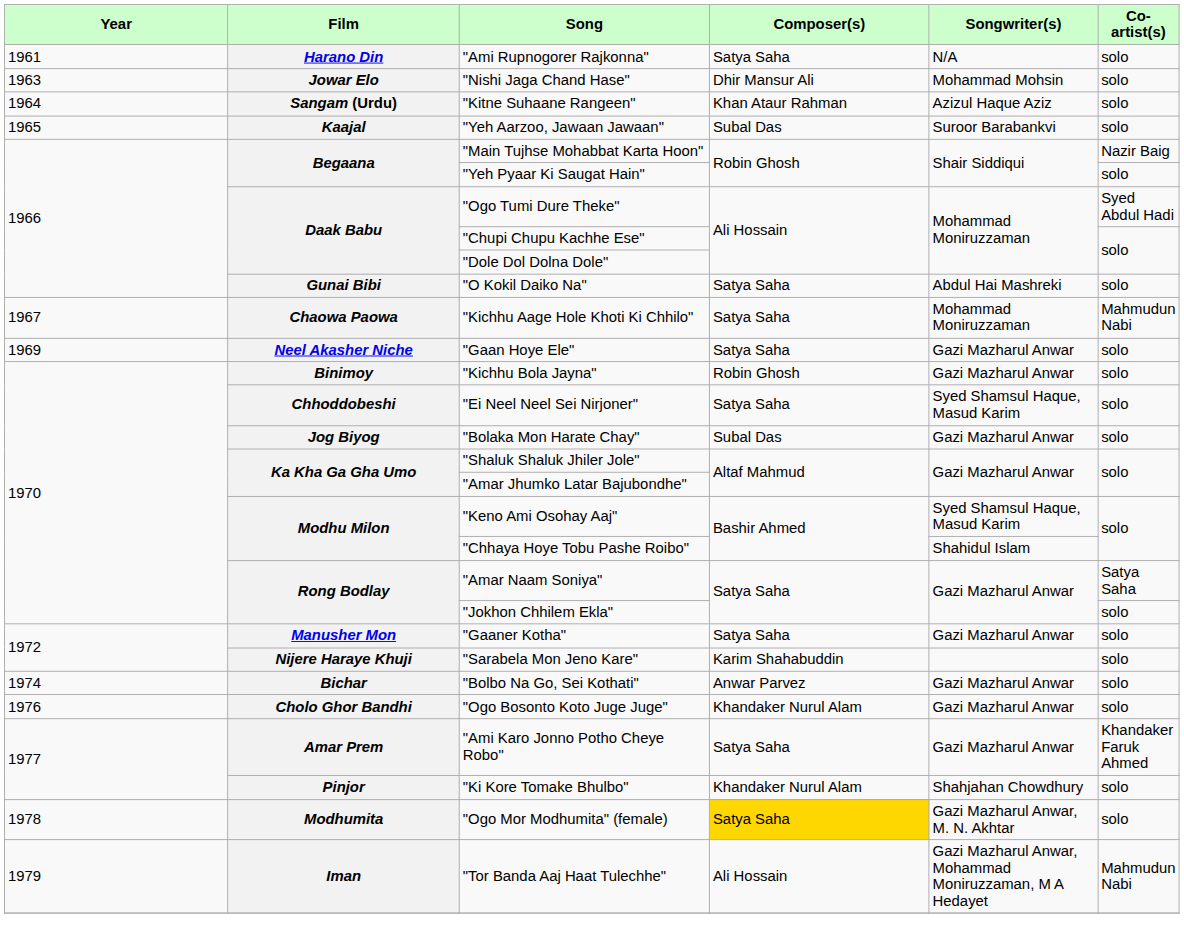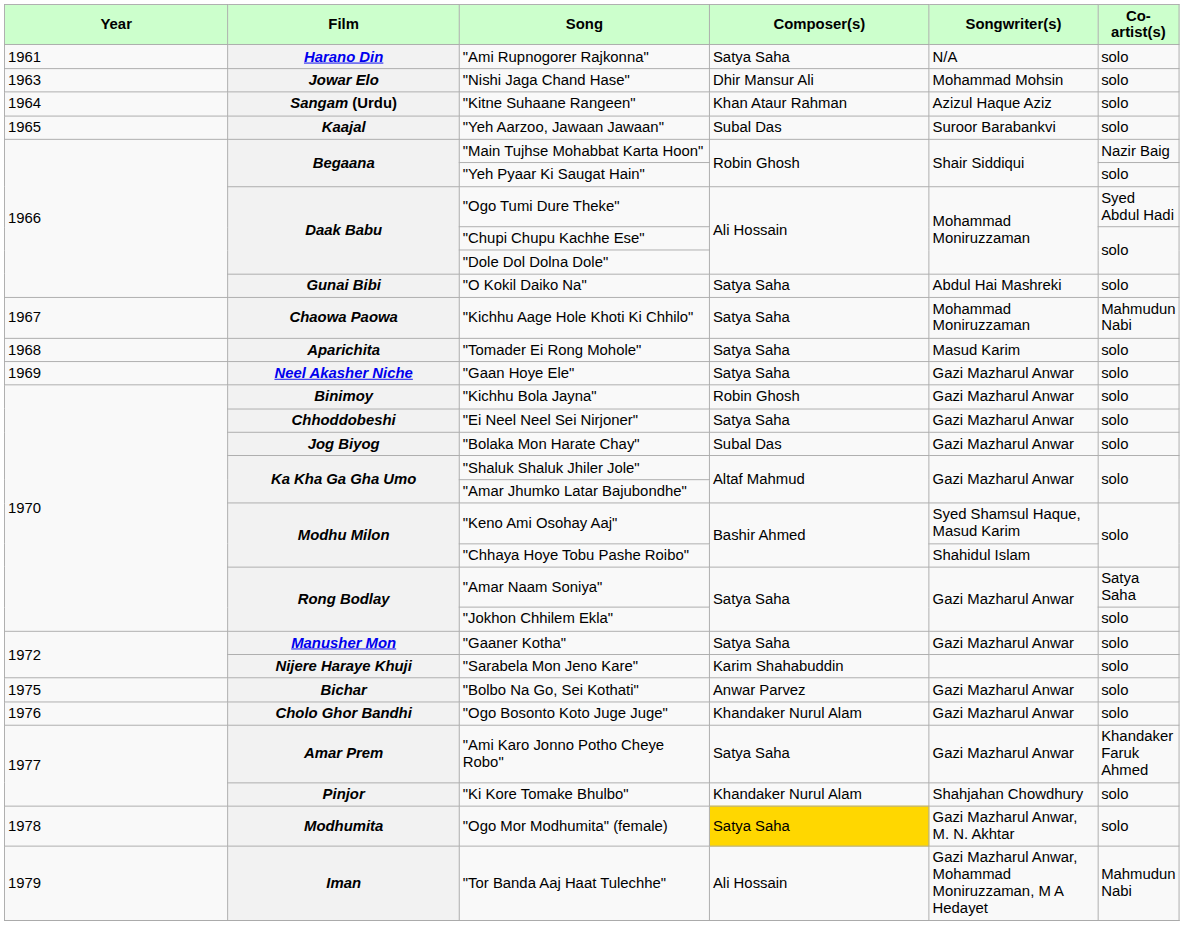+ row: (552, 349)
(1007, 405) Syed Shamsul Haque, Masud Karim -> (1003, 420) Gazi Mazharul Anwar
(24, 683) 1974 -> (24, 689) 1975
